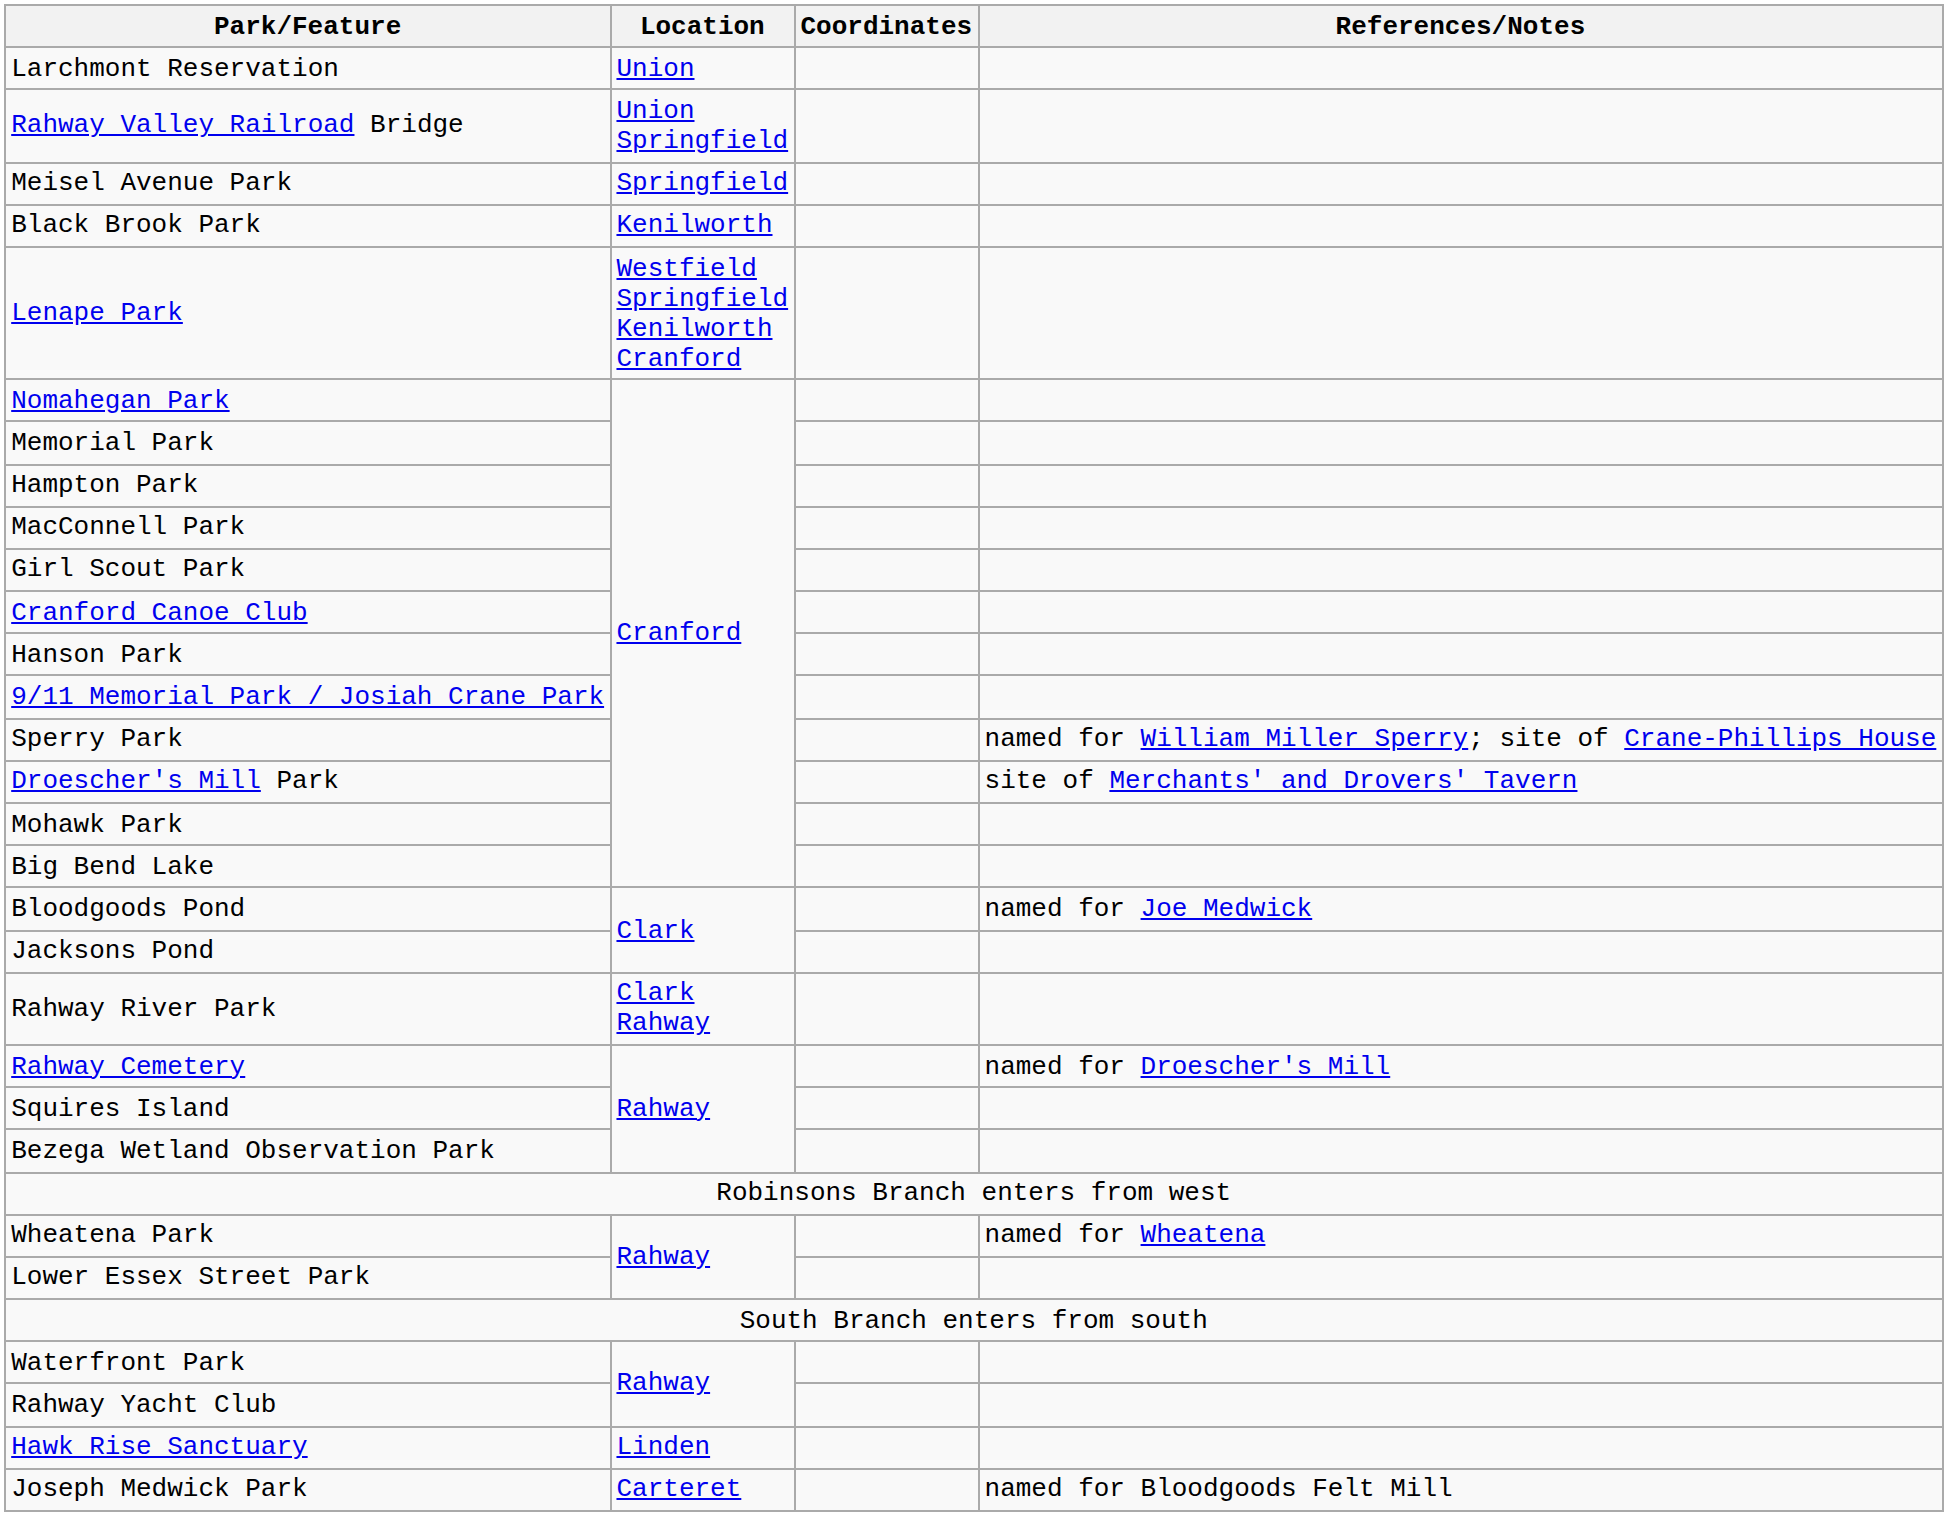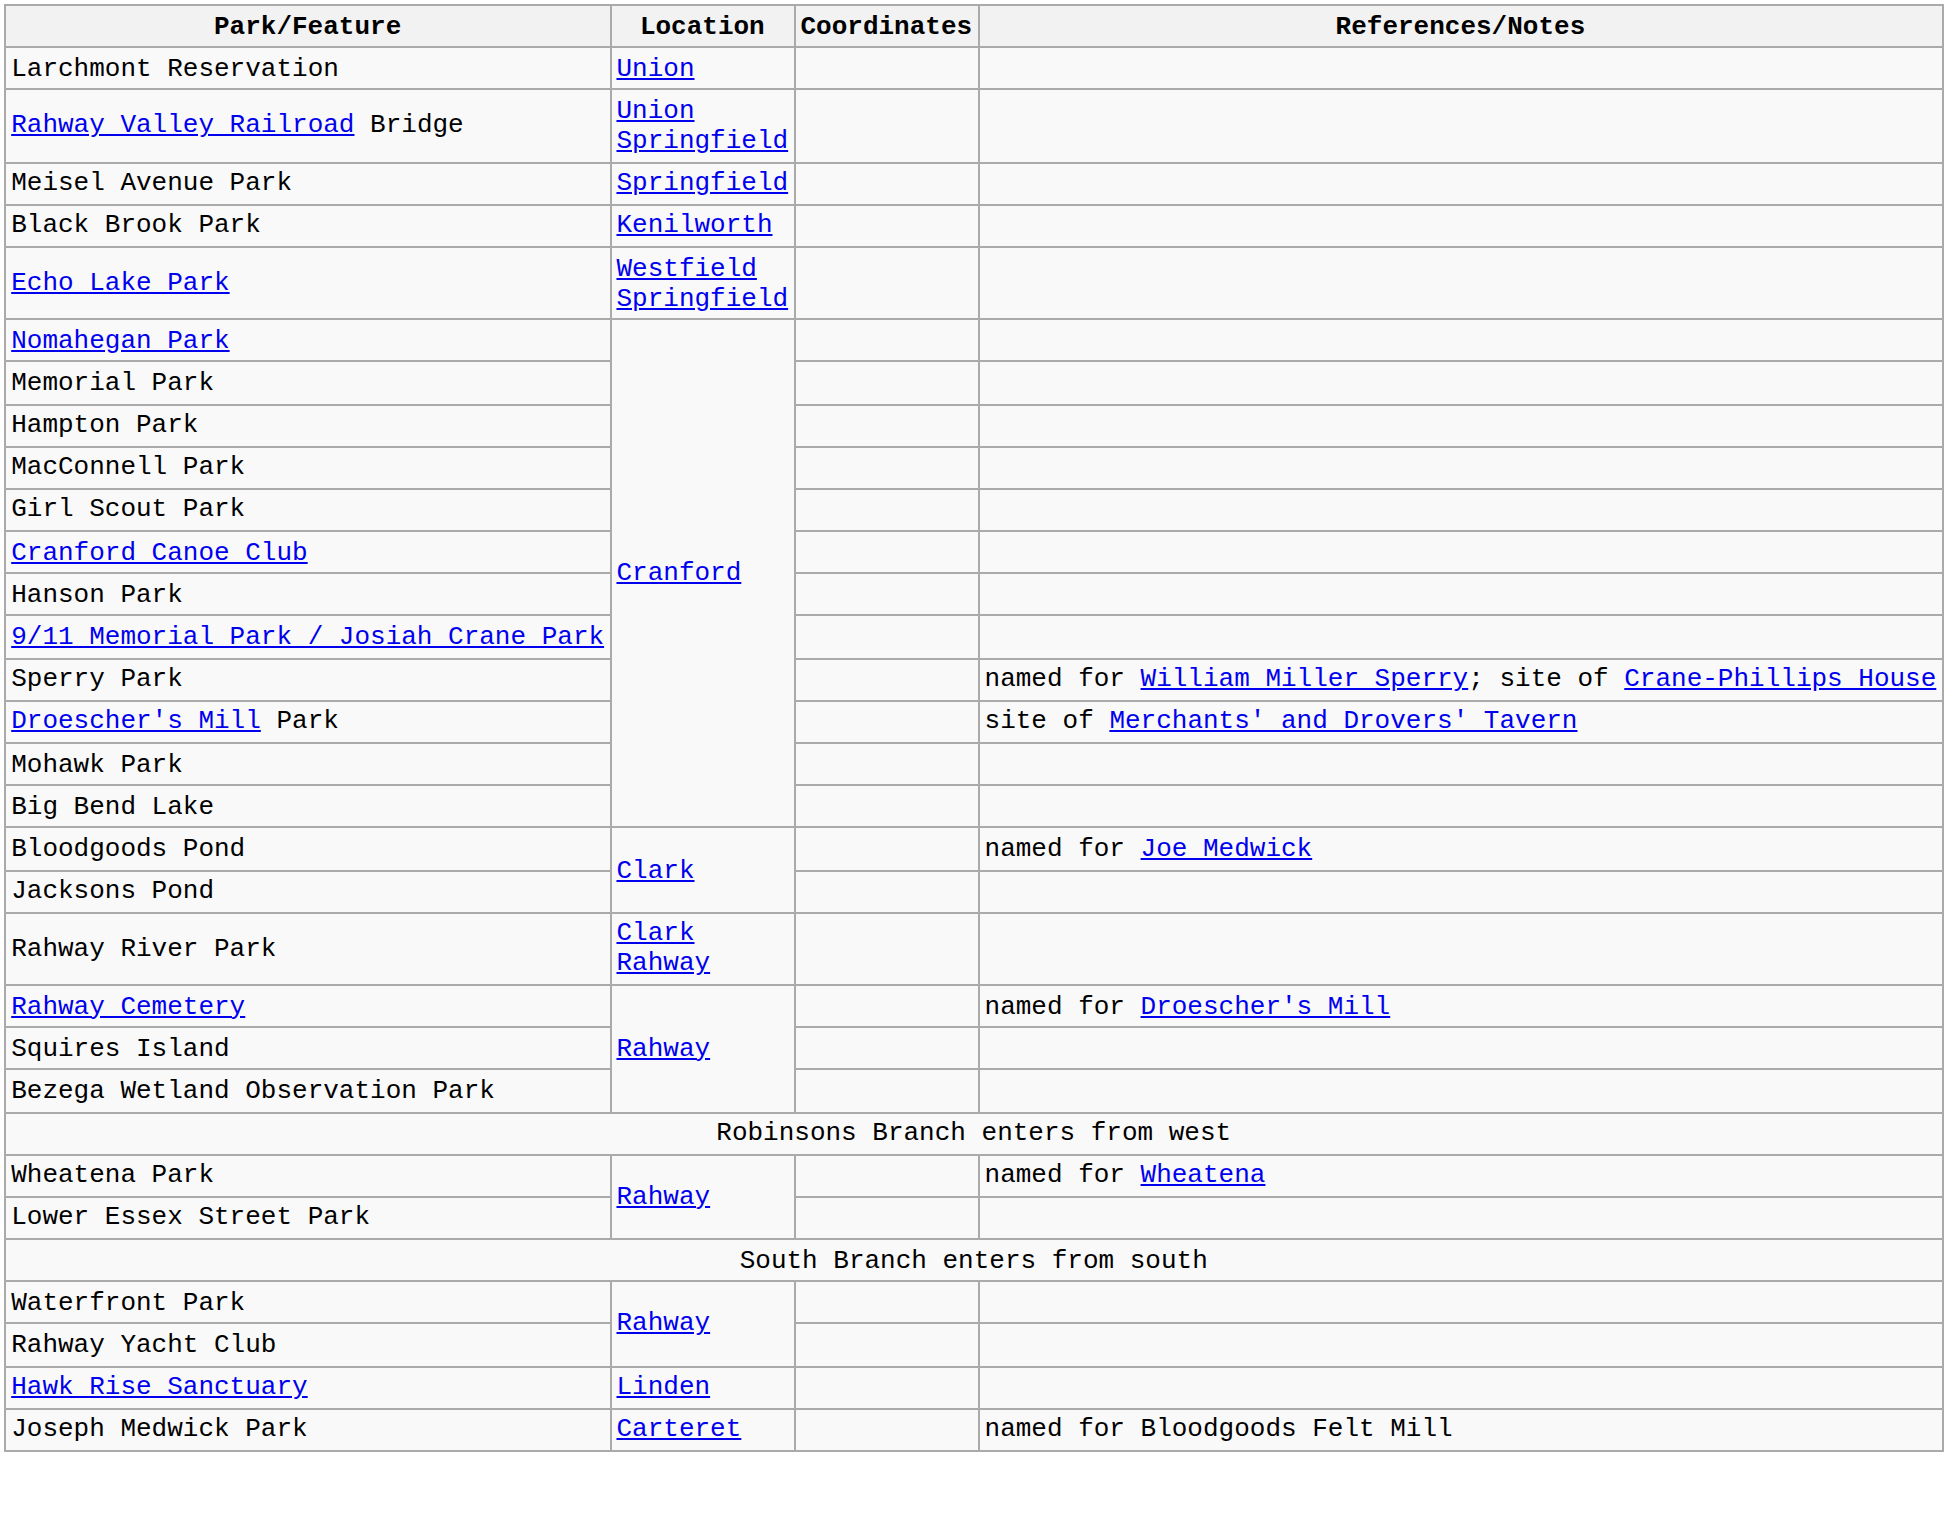+ row: (120, 283)
- row: (97, 313)
